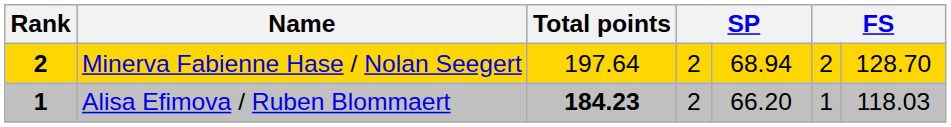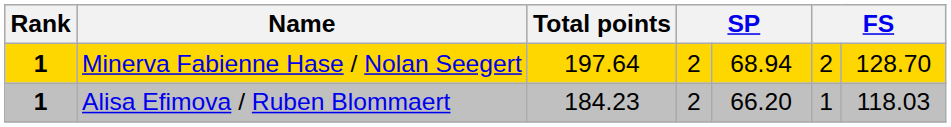(41, 63) 2 -> (41, 63) 1
(602, 102) bold -> (602, 102) normal
